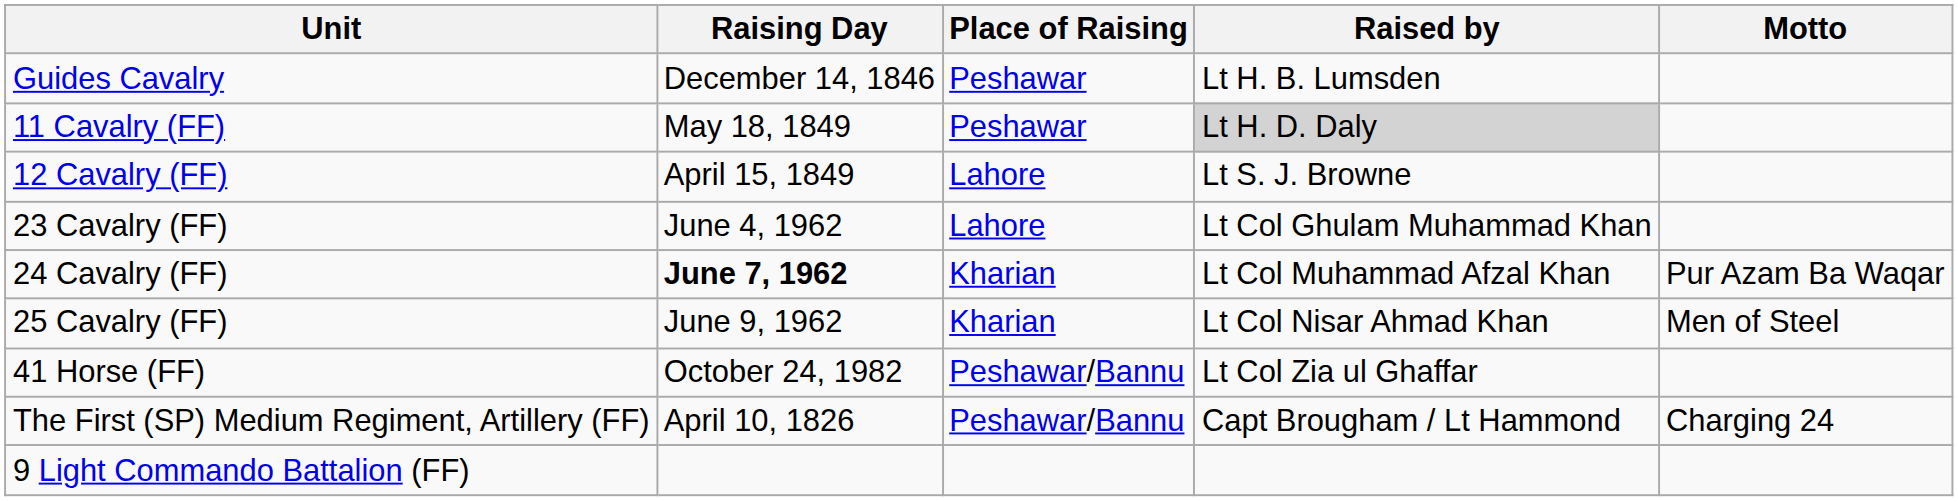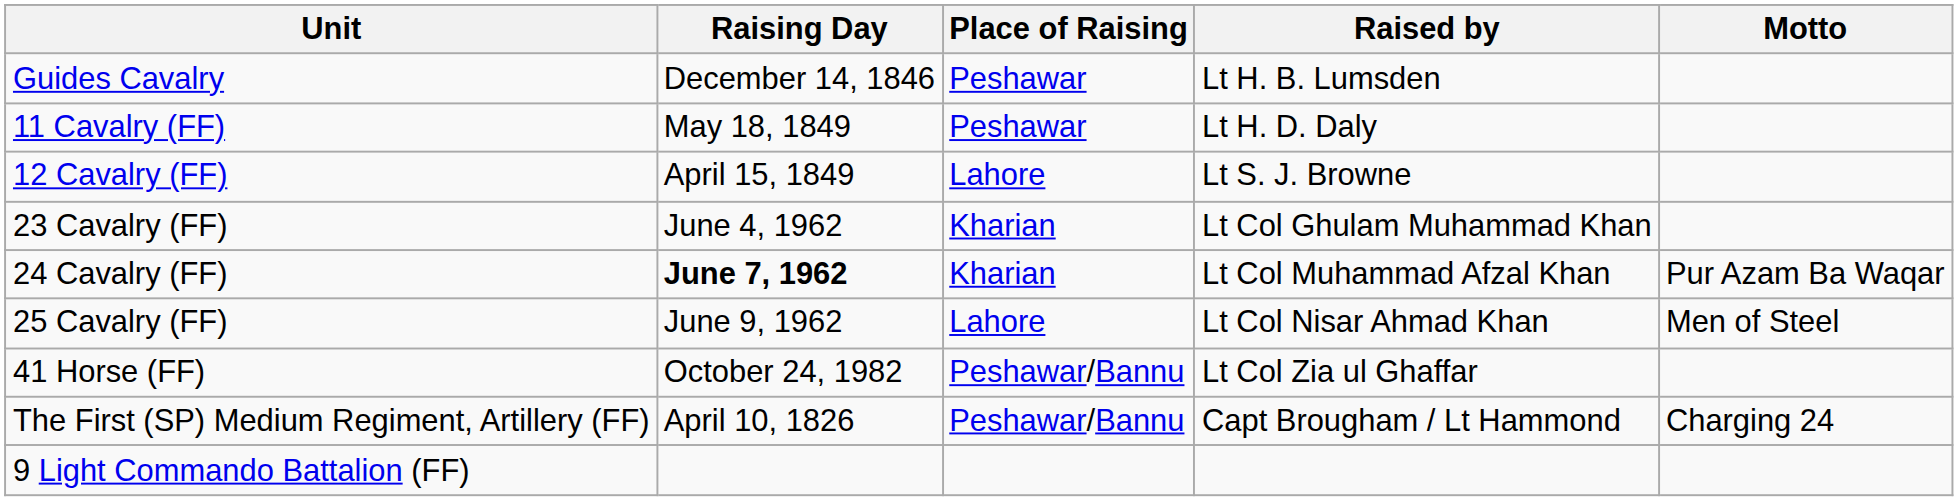(1290, 126) lightgrey background -> (1290, 126) no background
(997, 224) Lahore -> (1002, 224) Kharian
(1002, 322) Kharian -> (997, 322) Lahore
